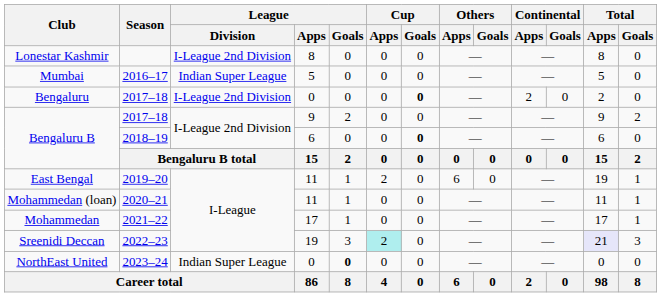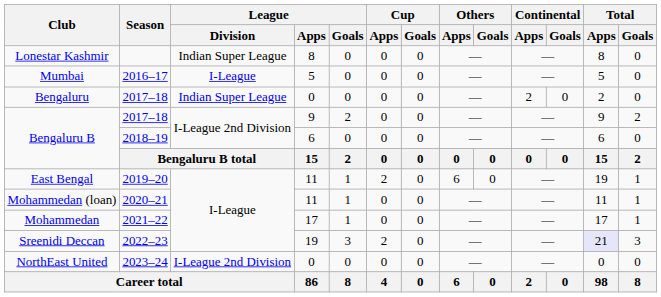(232, 55) I-League 2nd Division -> (232, 55) Indian Super League
(232, 76) Indian Super League -> (232, 76) I-League
(232, 96) I-League 2nd Division -> (232, 96) Indian Super League
(420, 96) bold -> (420, 96) normal
(420, 138) bold -> (420, 138) normal
(384, 240) paleturquoise background -> (384, 240) no background
(232, 261) Indian Super League -> (232, 261) I-League 2nd Division
(348, 261) bold -> (348, 261) normal
